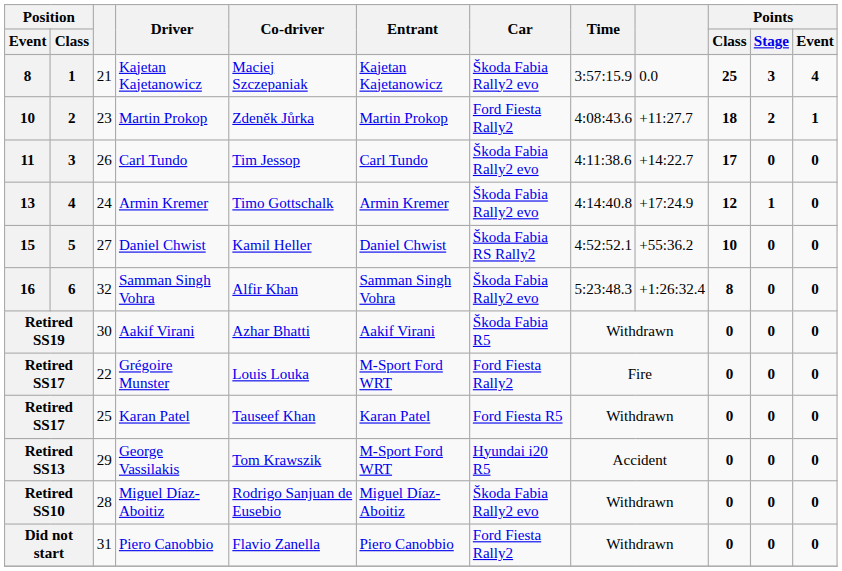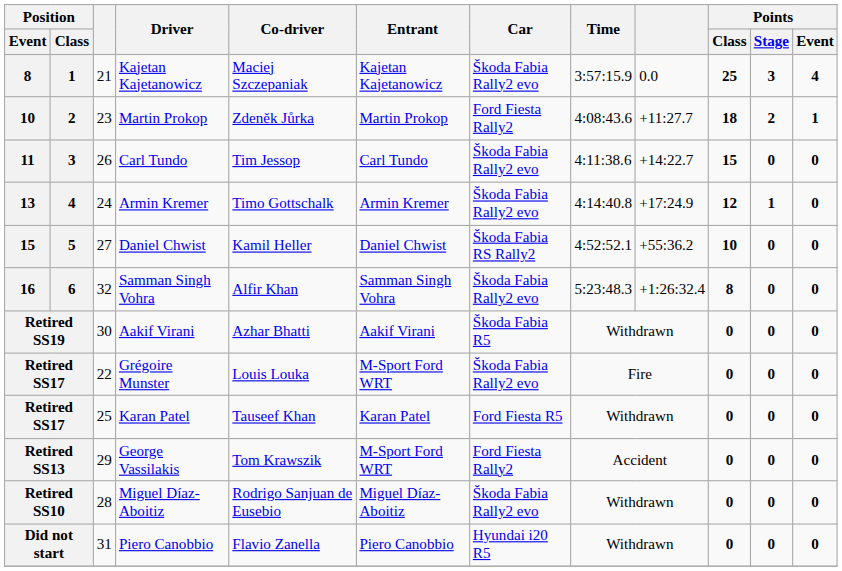(729, 160) 17 -> (729, 160) 15
(507, 373) Ford Fiesta Rally2 -> (510, 373) Škoda Fabia Rally2 evo
(510, 459) Hyundai i20 R5 -> (507, 459) Ford Fiesta Rally2
(507, 544) Ford Fiesta Rally2 -> (510, 544) Hyundai i20 R5
